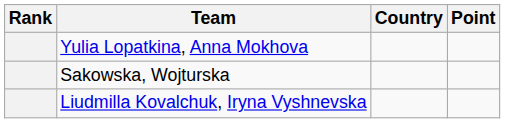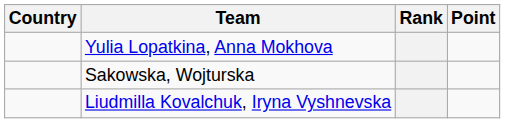columns swapped: (30, 18) <-> (409, 18)
